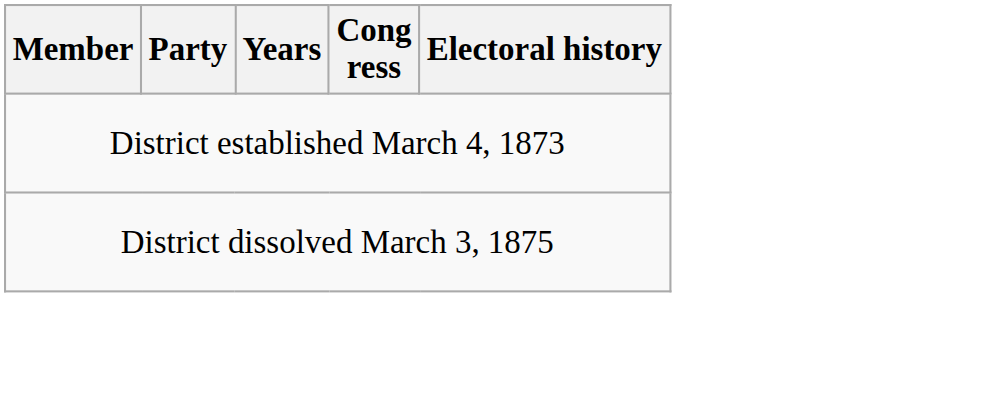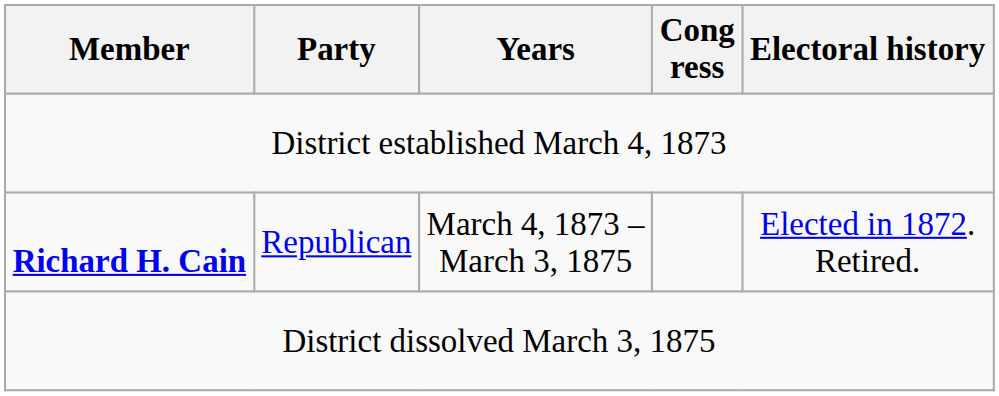+ row: (129, 260)
